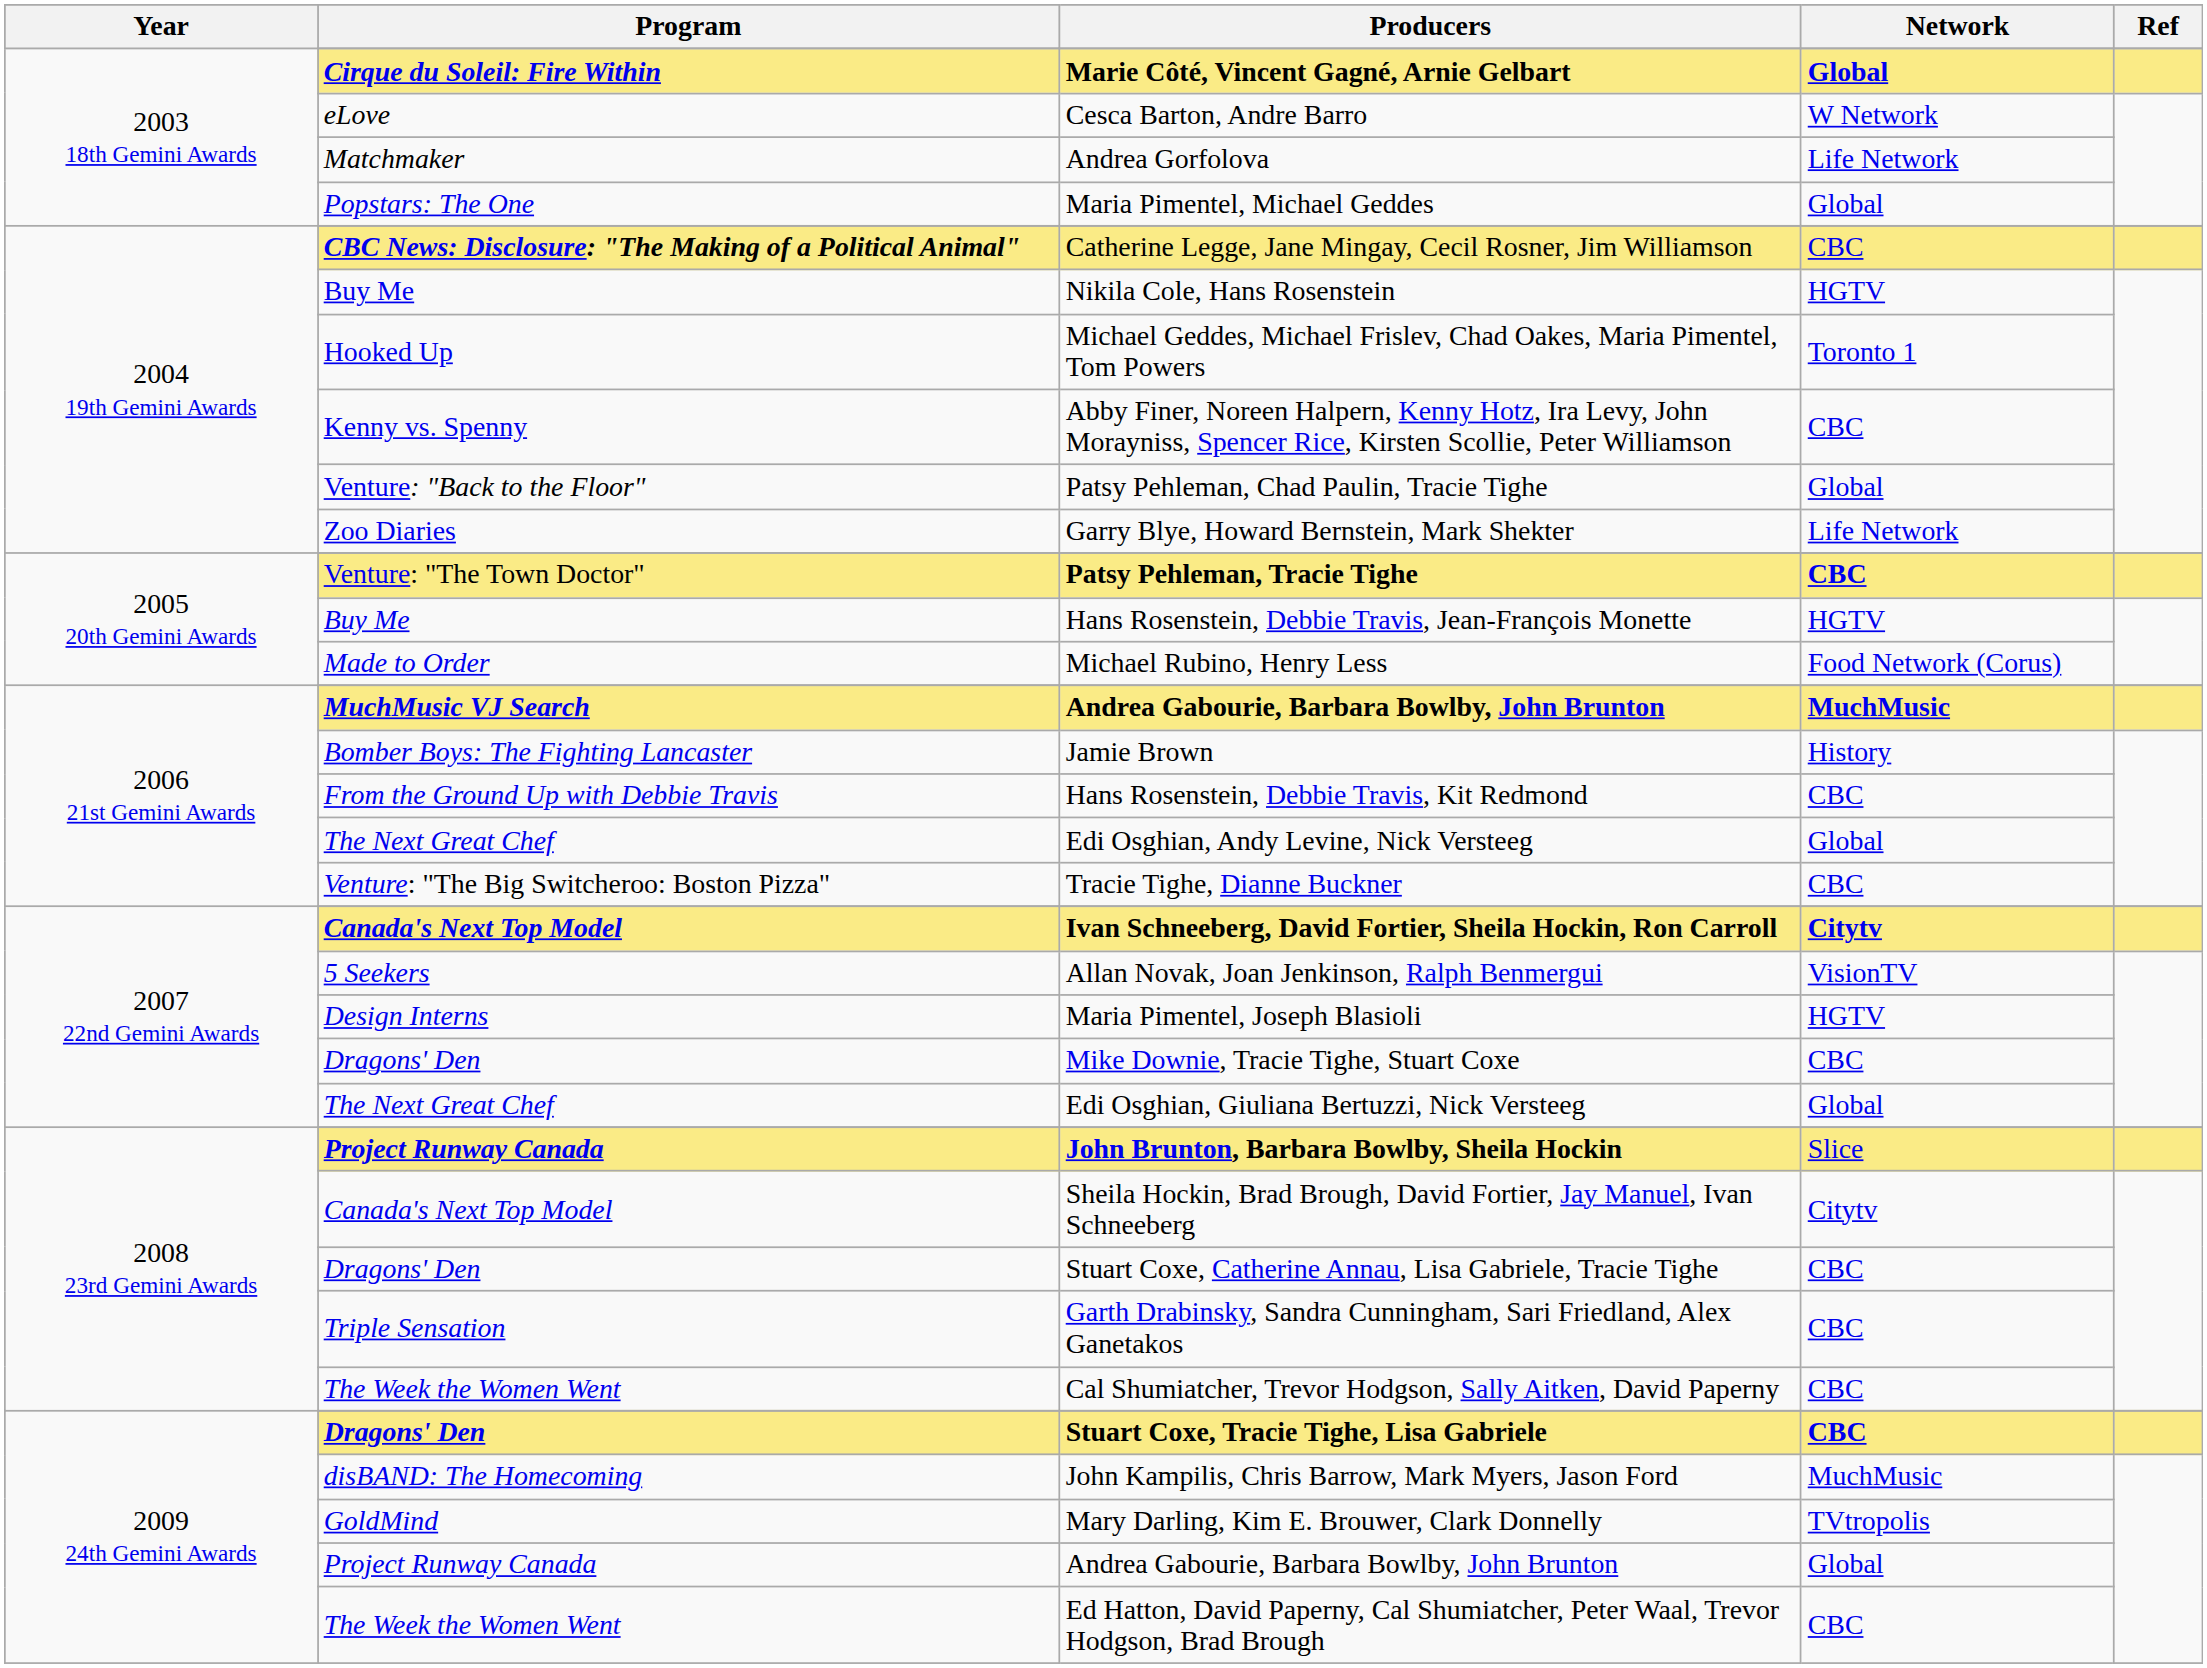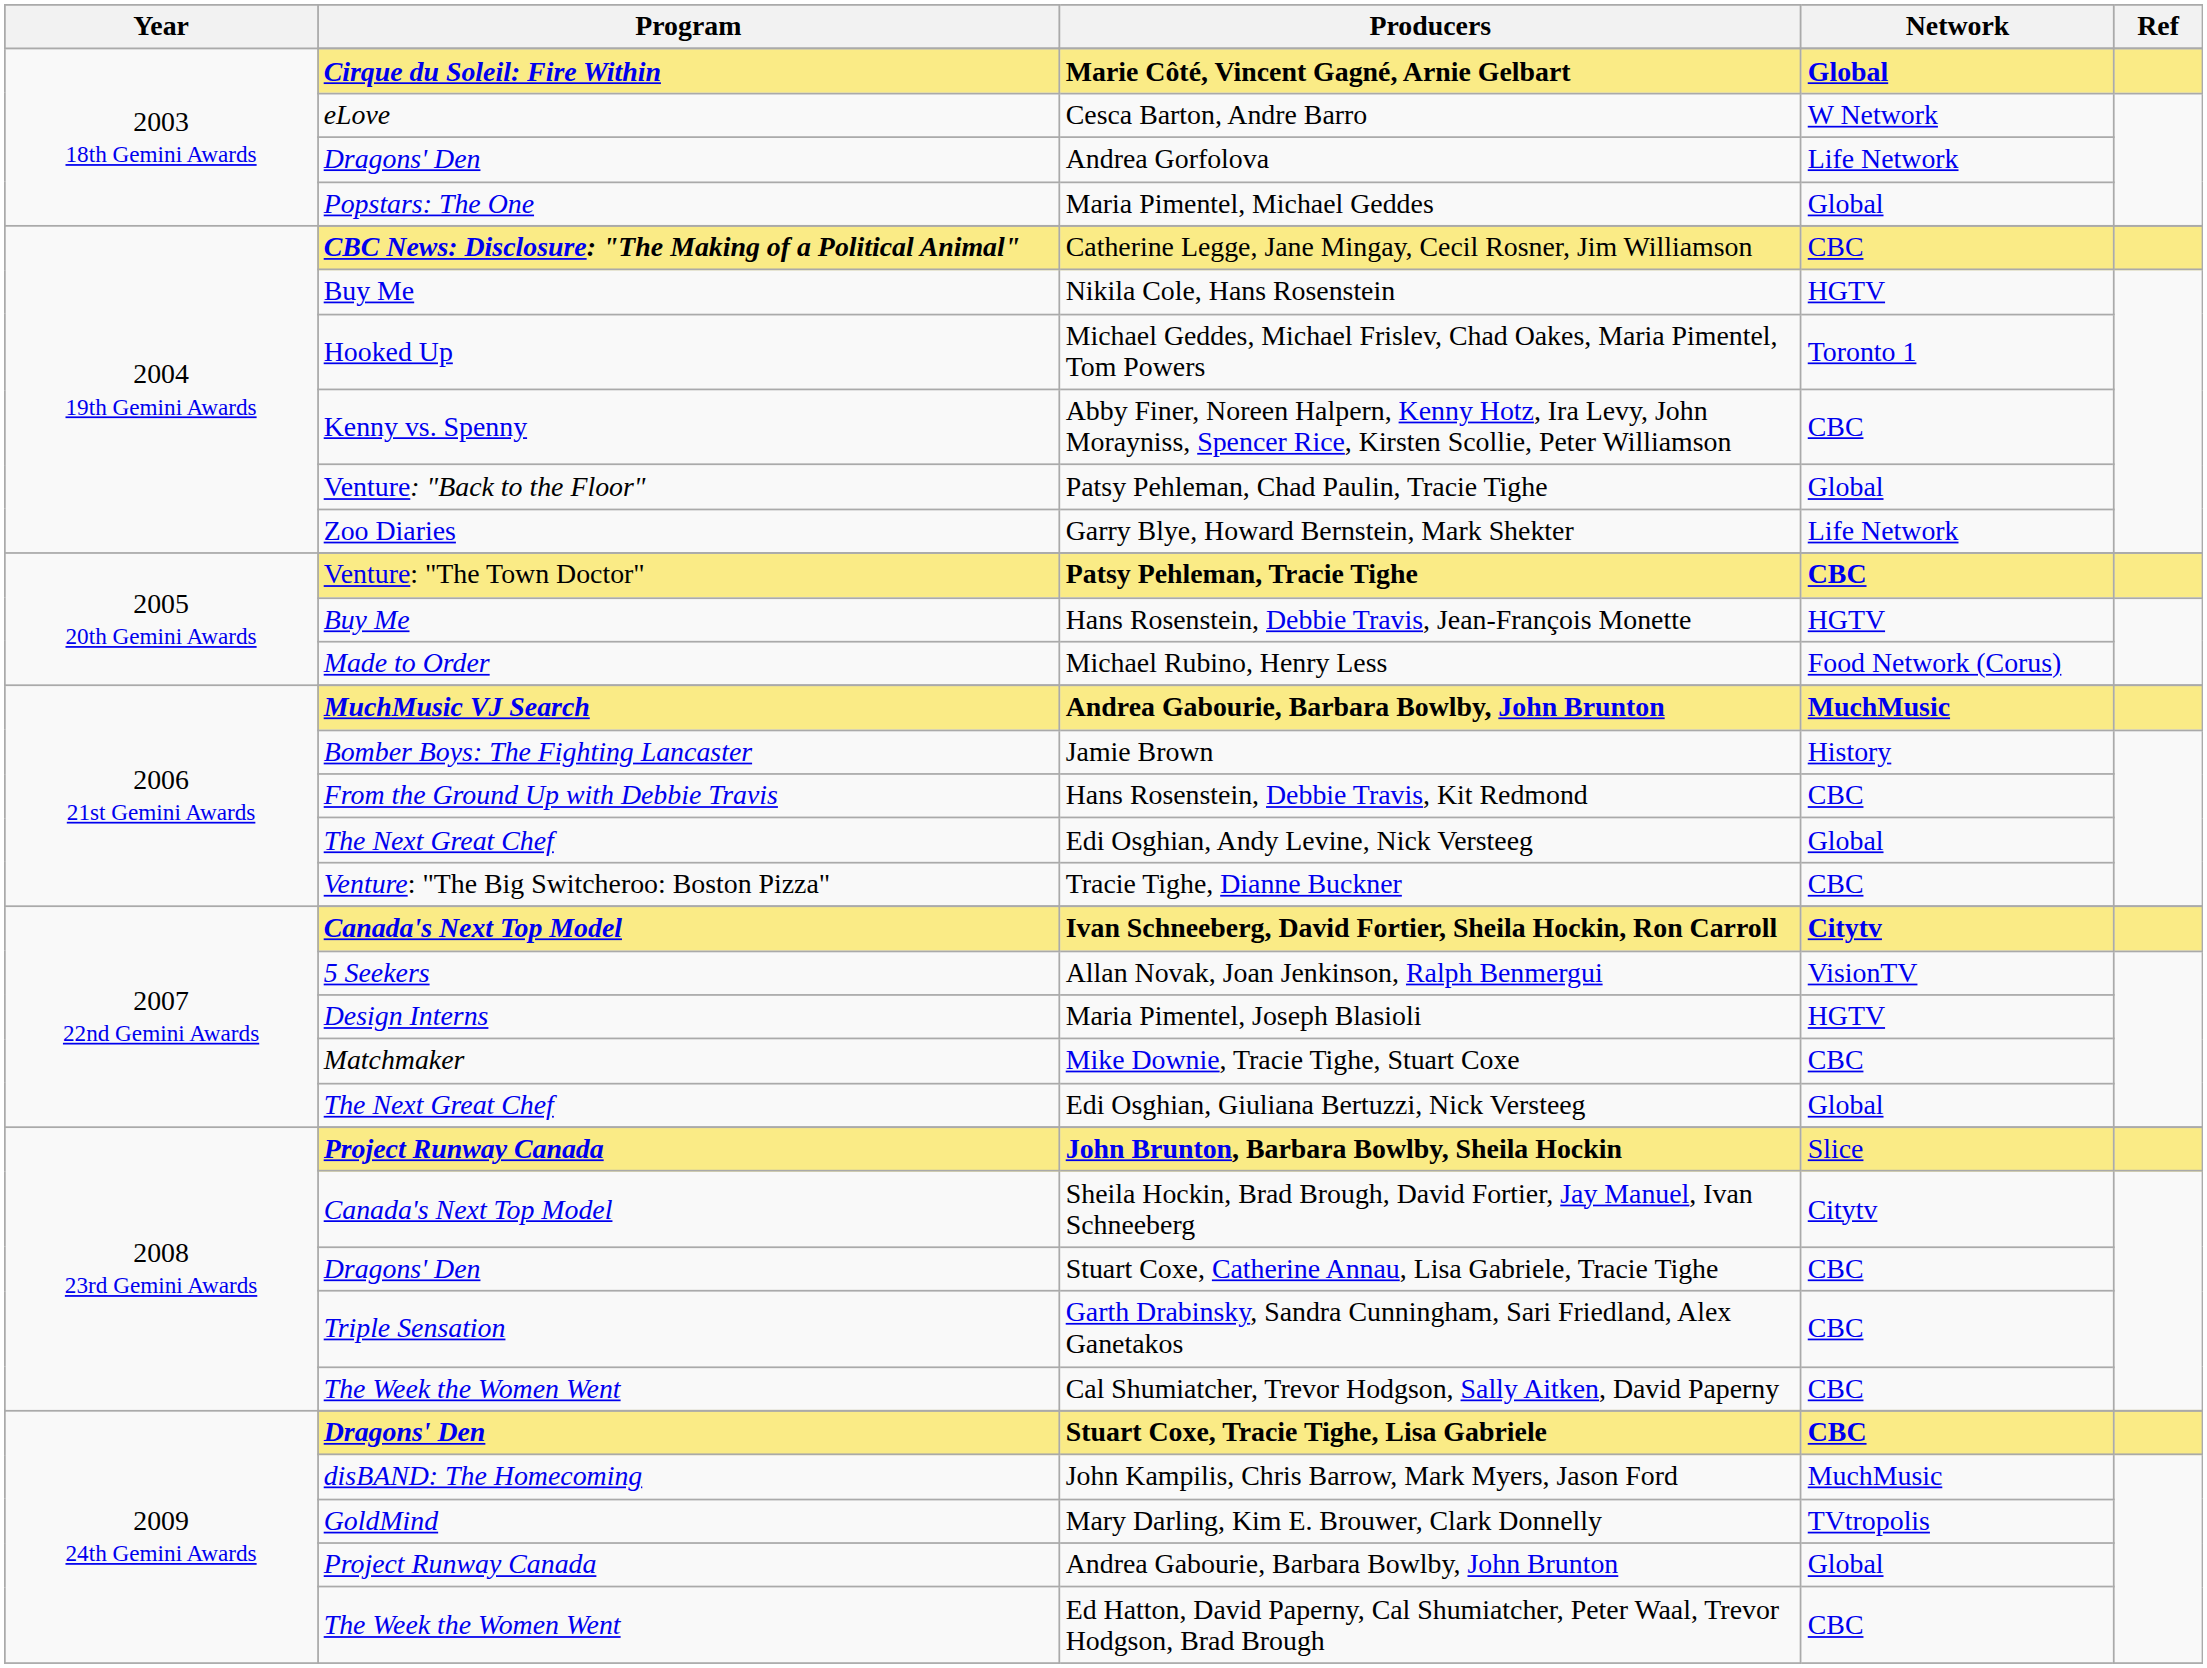(394, 159) Matchmaker -> (402, 159) Dragons' Den
(402, 1060) Dragons' Den -> (394, 1060) Matchmaker
